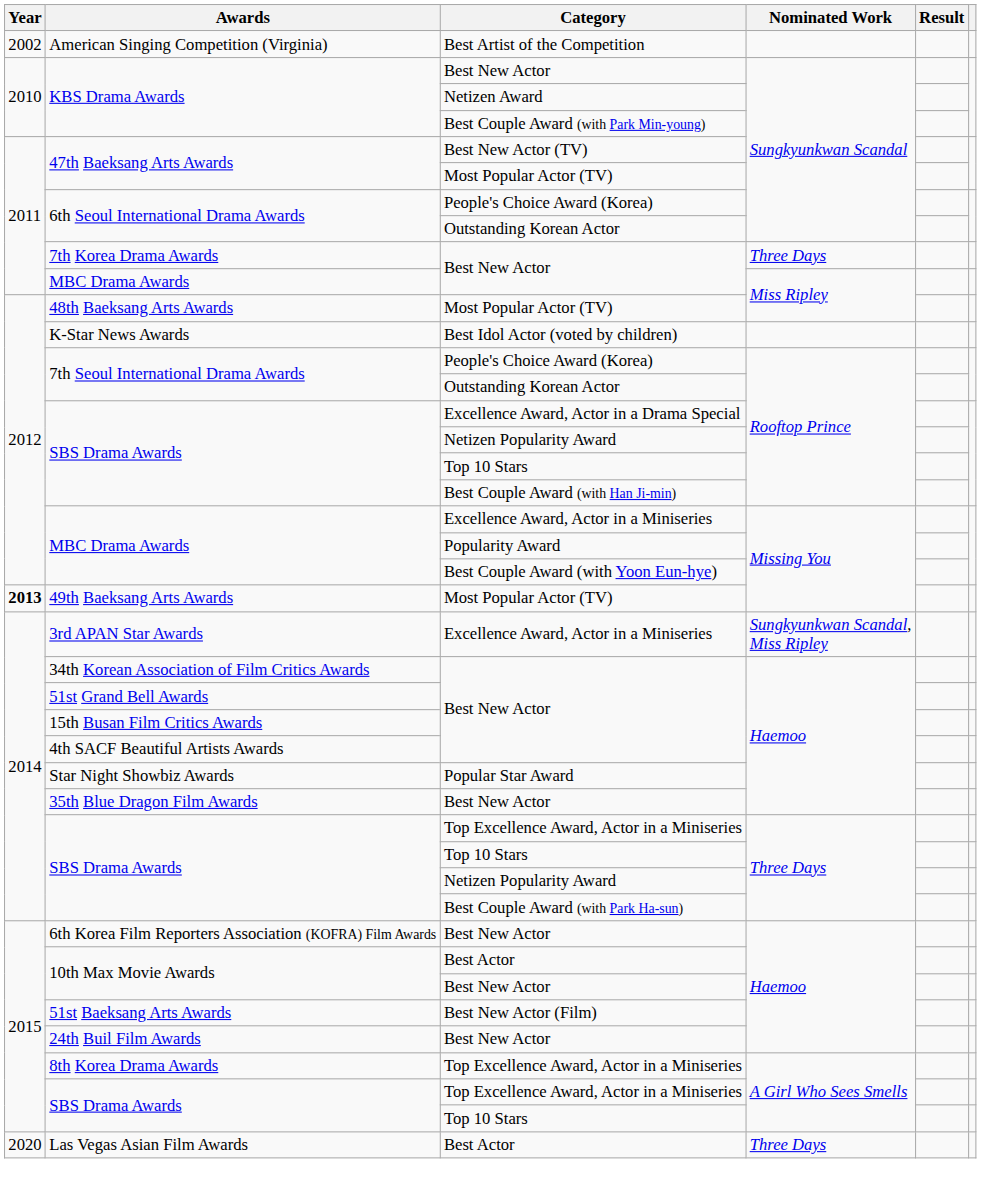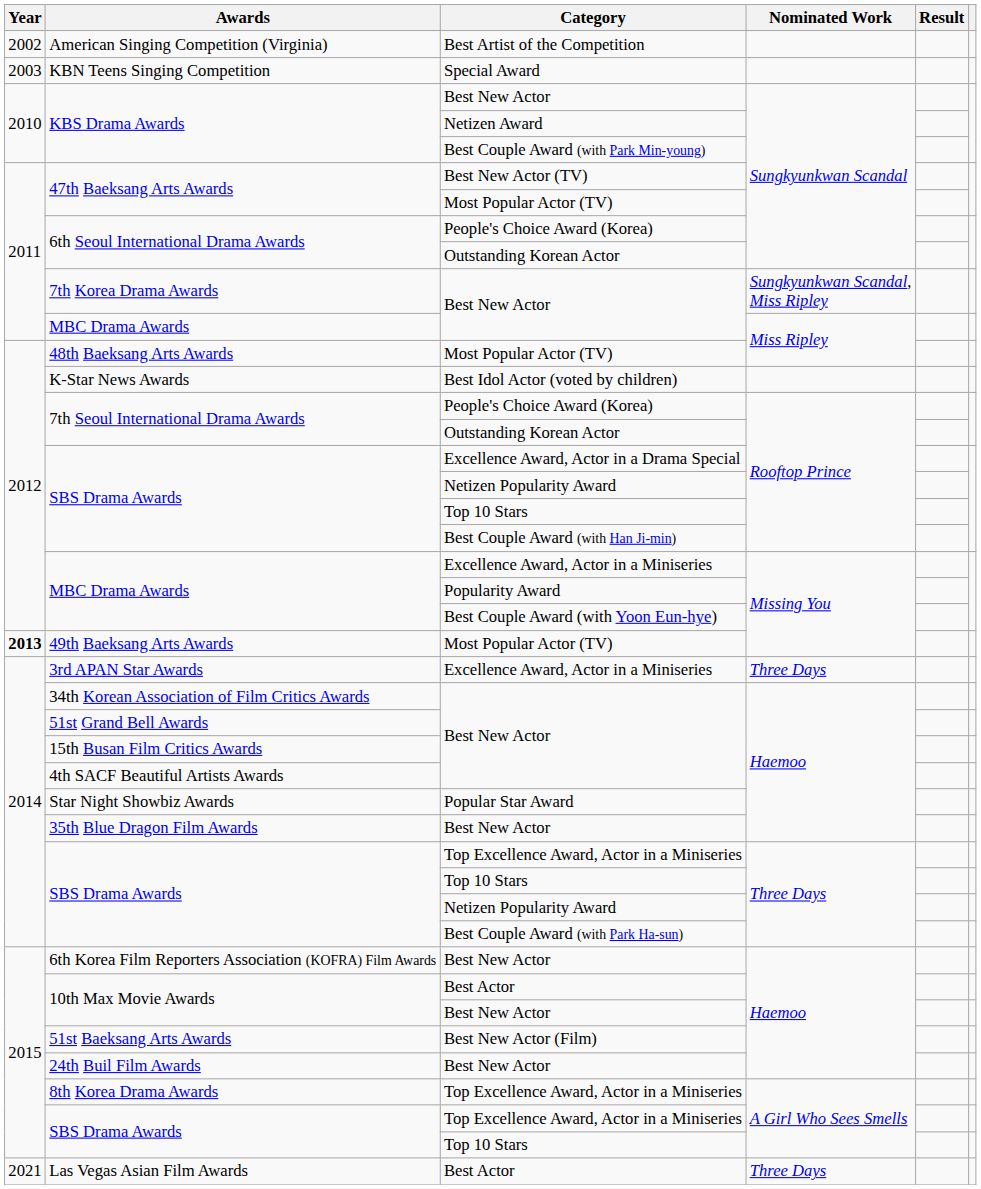+ row: (160, 70)
(788, 255) Three Days -> (831, 290) Sungkyunkwan Scandal, Miss Ripley
(831, 634) Sungkyunkwan Scandal, Miss Ripley -> (788, 669) Three Days
(25, 1144) 2020 -> (25, 1171) 2021
